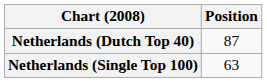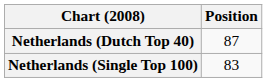(231, 65) 63 -> (231, 65) 83
